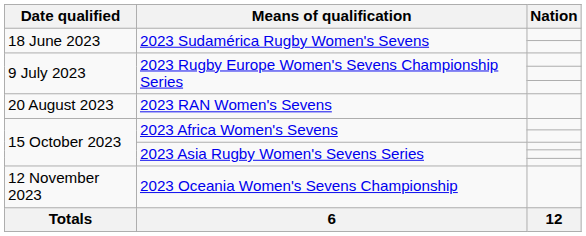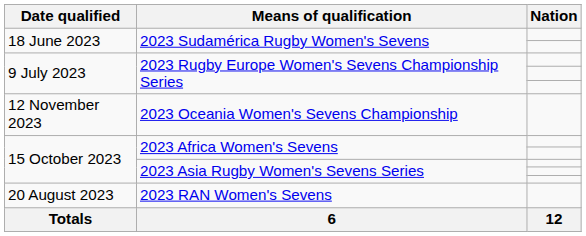rows swapped: (61, 105) <-> (54, 186)
